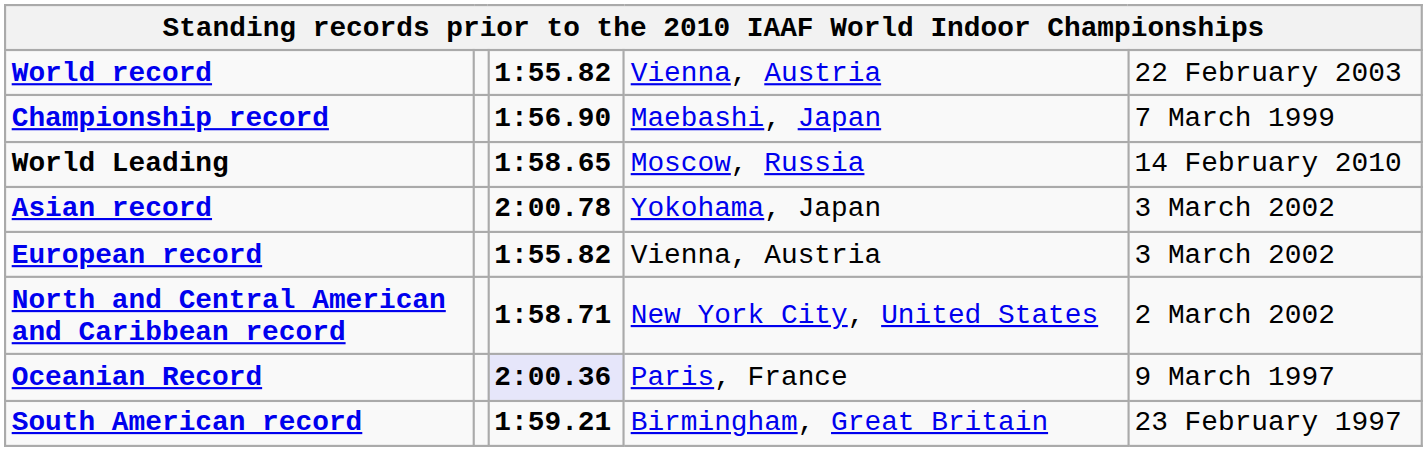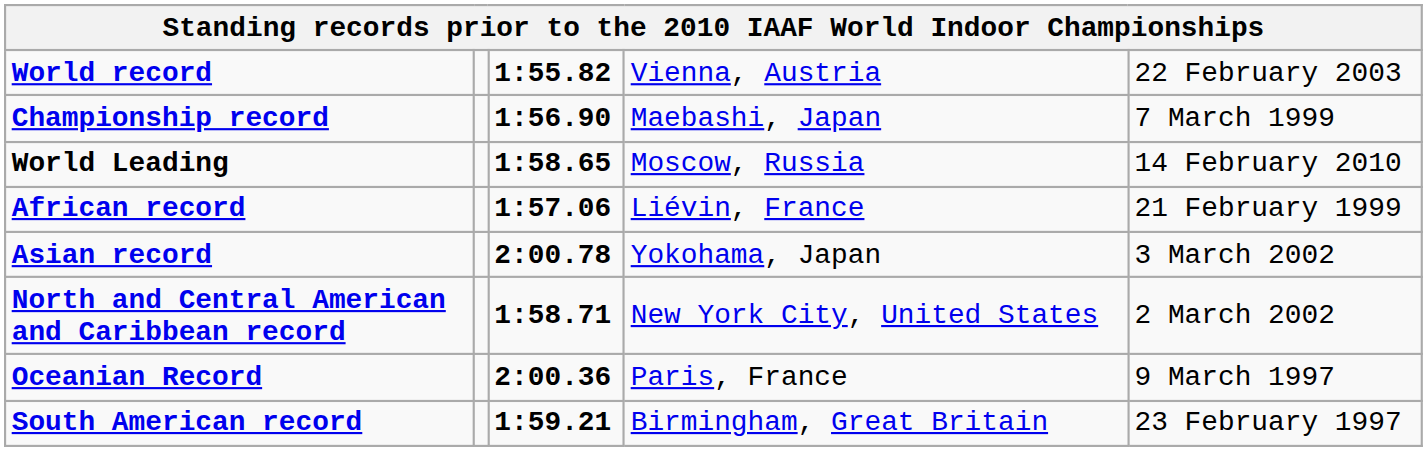+ row: (129, 209)
- row: (137, 254)
(553, 377) lavender background -> (553, 377) no background
